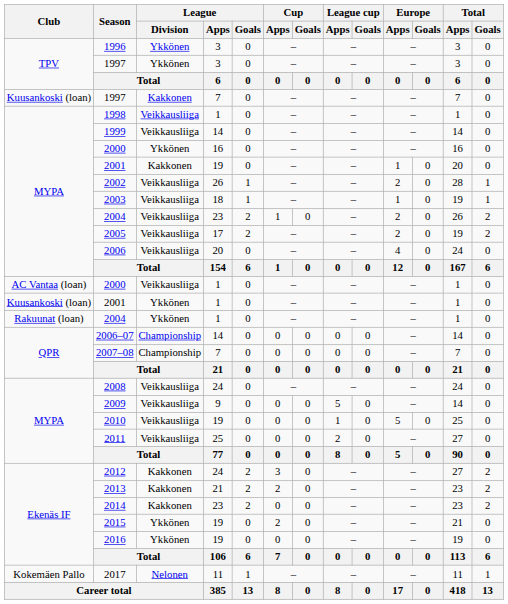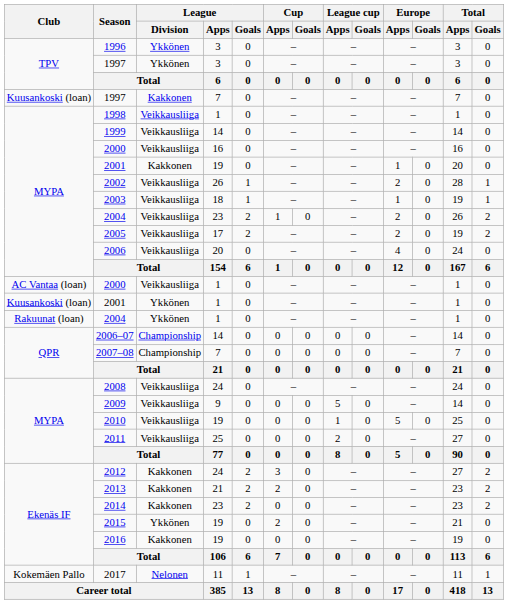(170, 149) Ykkönen -> (170, 149) Veikkausliiga
(170, 540) Ykkönen -> (170, 540) Kakkonen
